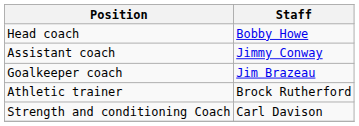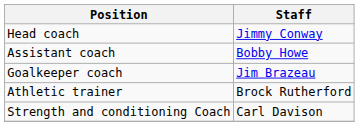(272, 34) Bobby Howe -> (279, 34) Jimmy Conway
(279, 53) Jimmy Conway -> (272, 53) Bobby Howe
